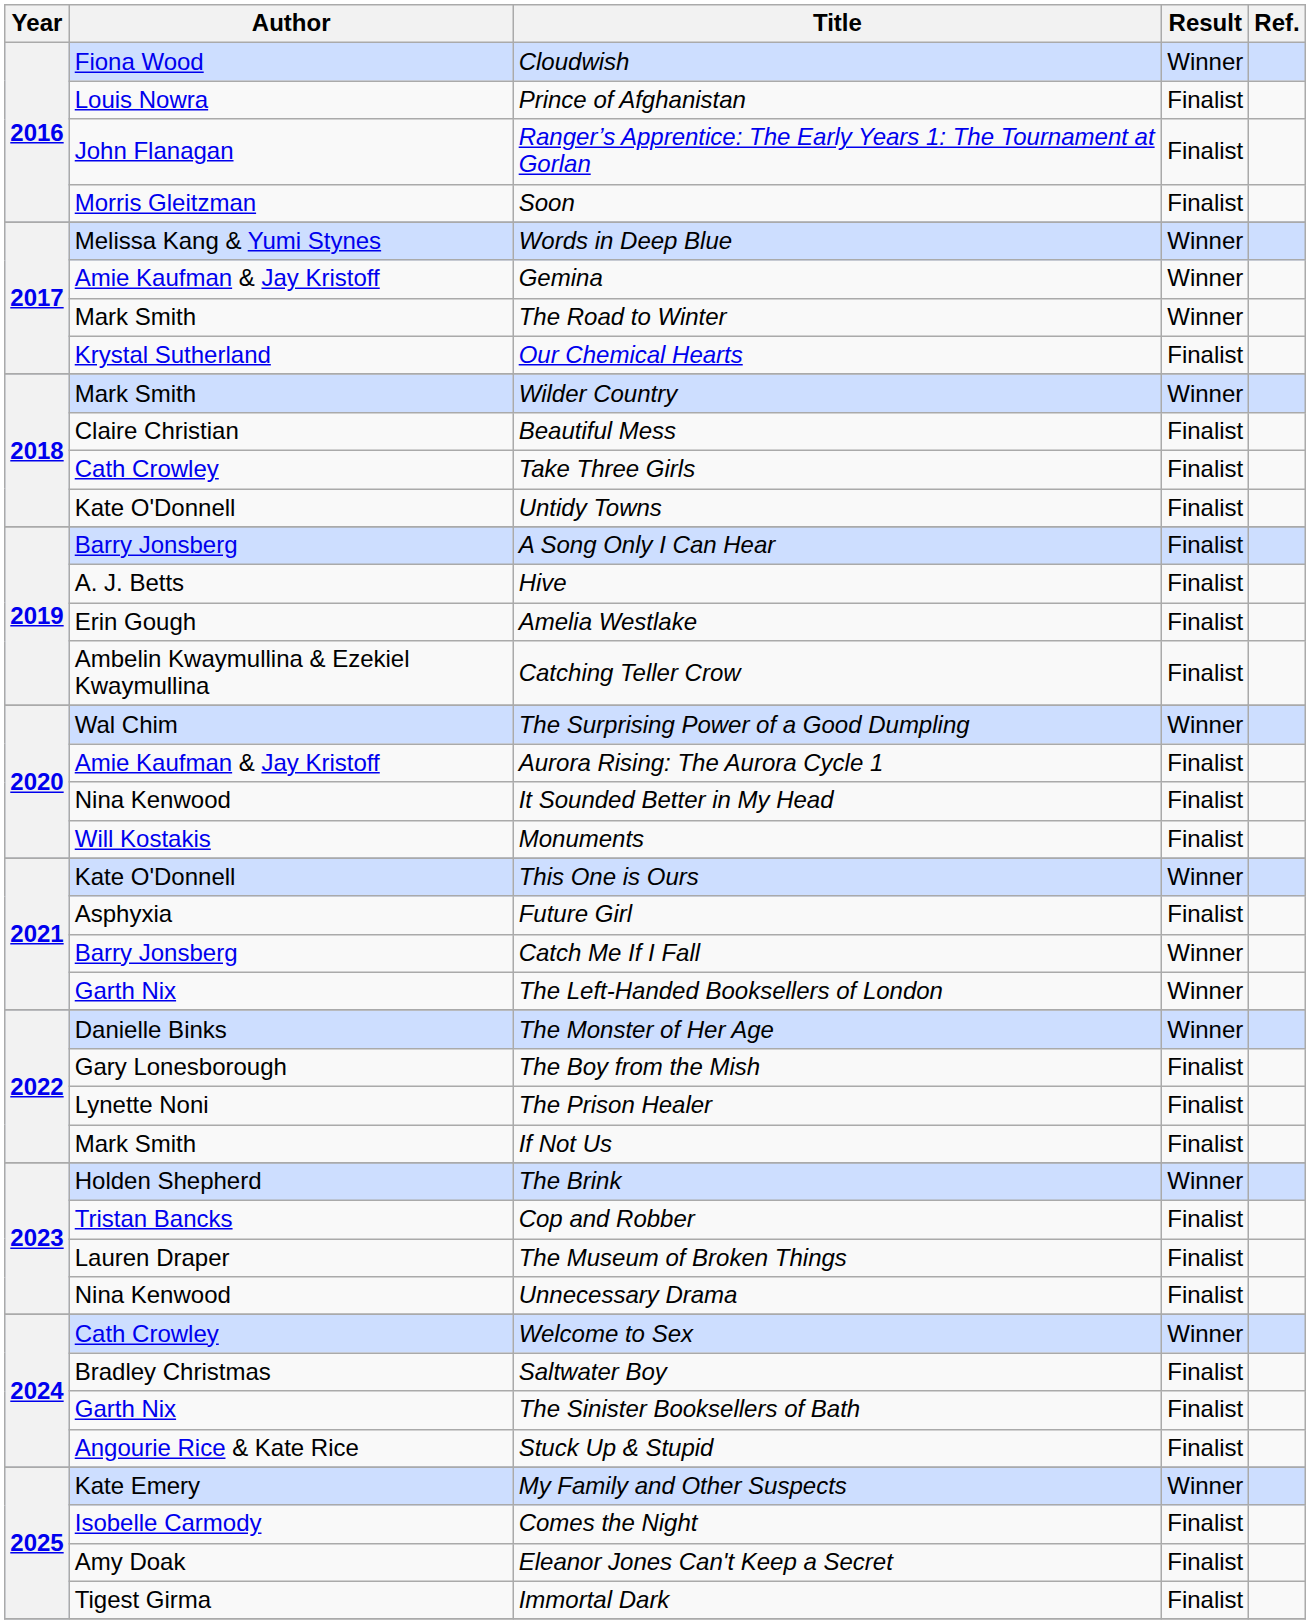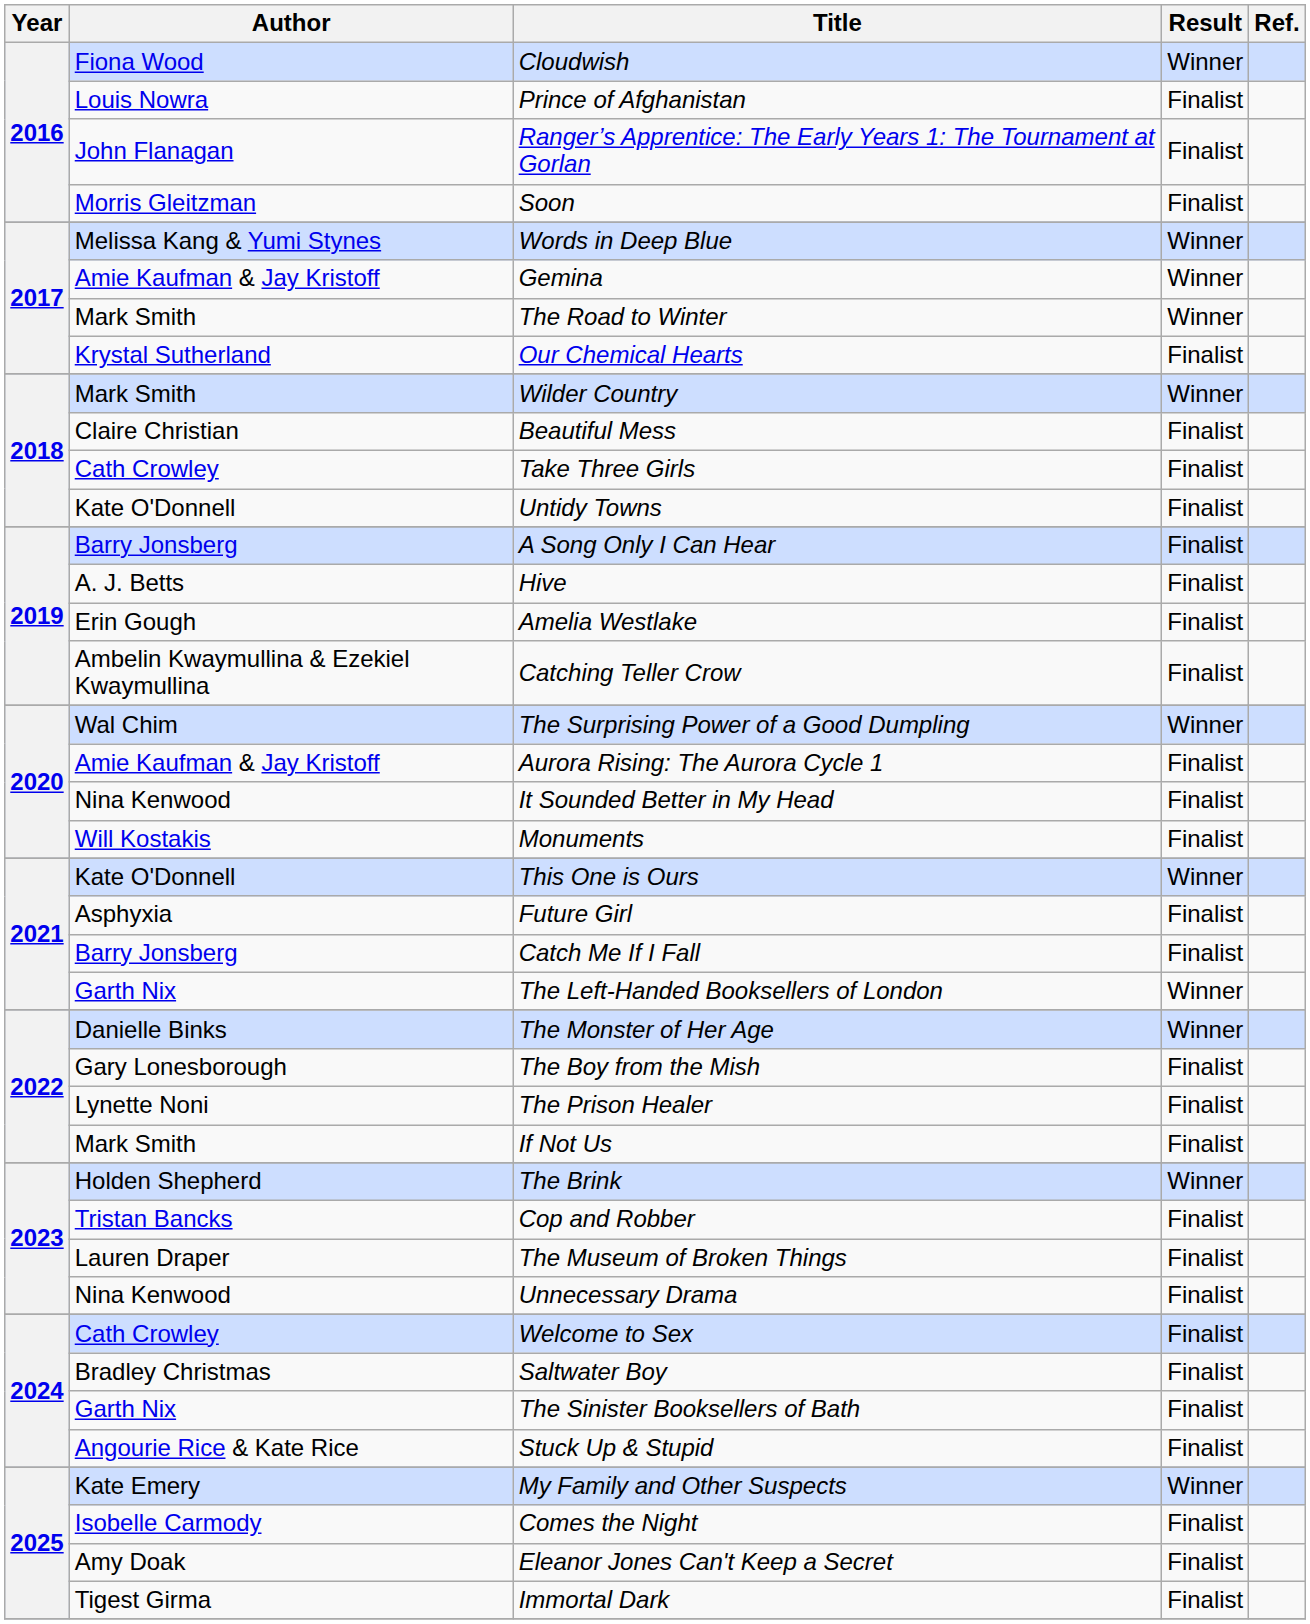(1205, 952) Winner -> (1205, 952) Finalist
(1205, 1333) Winner -> (1205, 1333) Finalist
